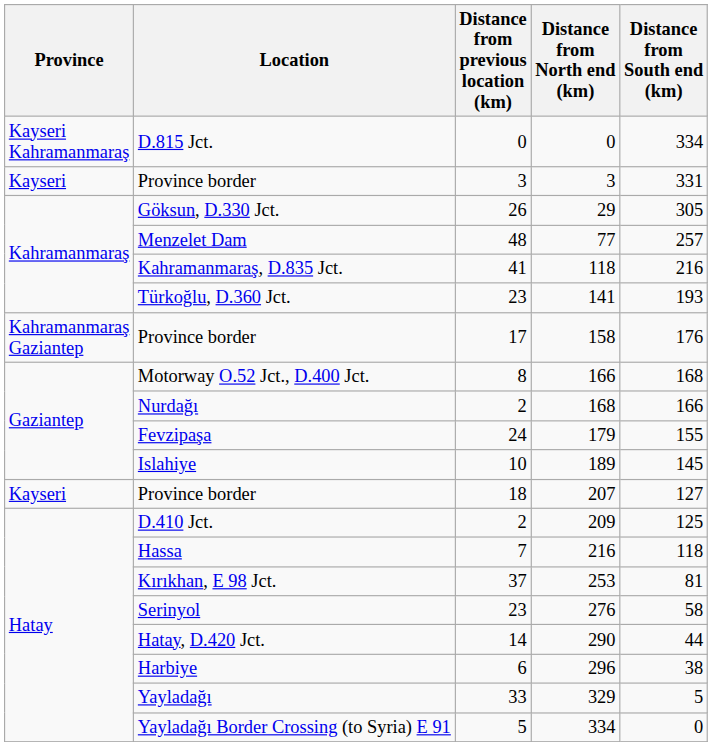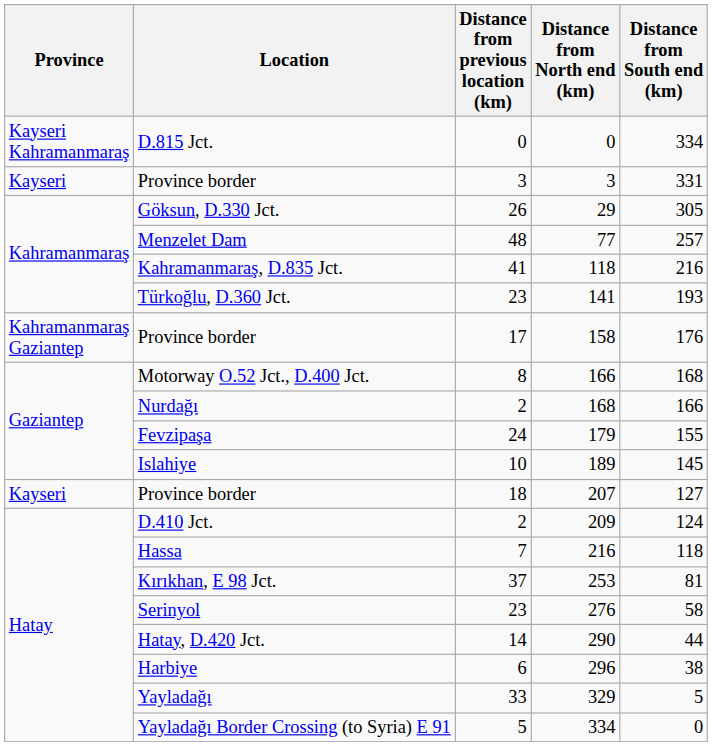(689, 522) 125 -> (689, 522) 124
